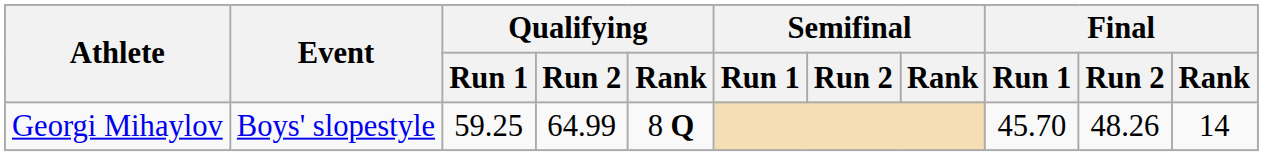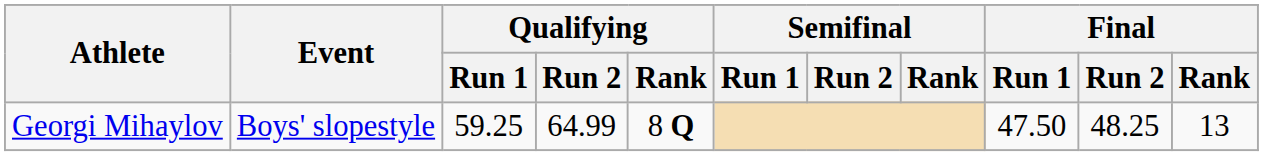(1032, 125) 45.70 -> (1032, 125) 47.50
(1125, 125) 48.26 -> (1125, 125) 48.25
(1214, 125) 14 -> (1214, 125) 13
